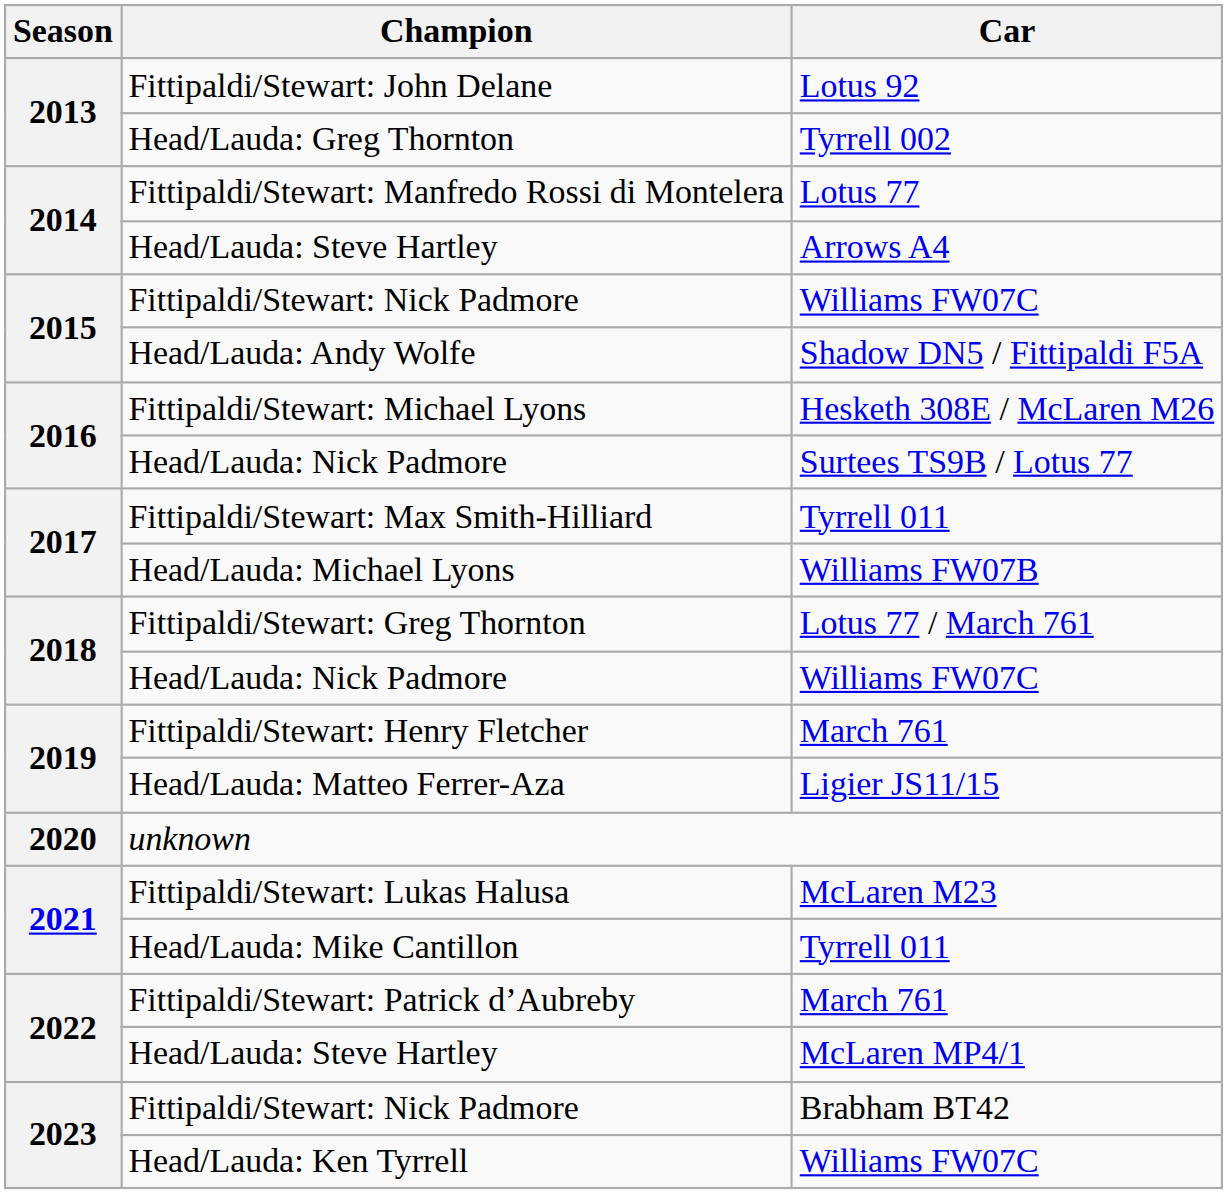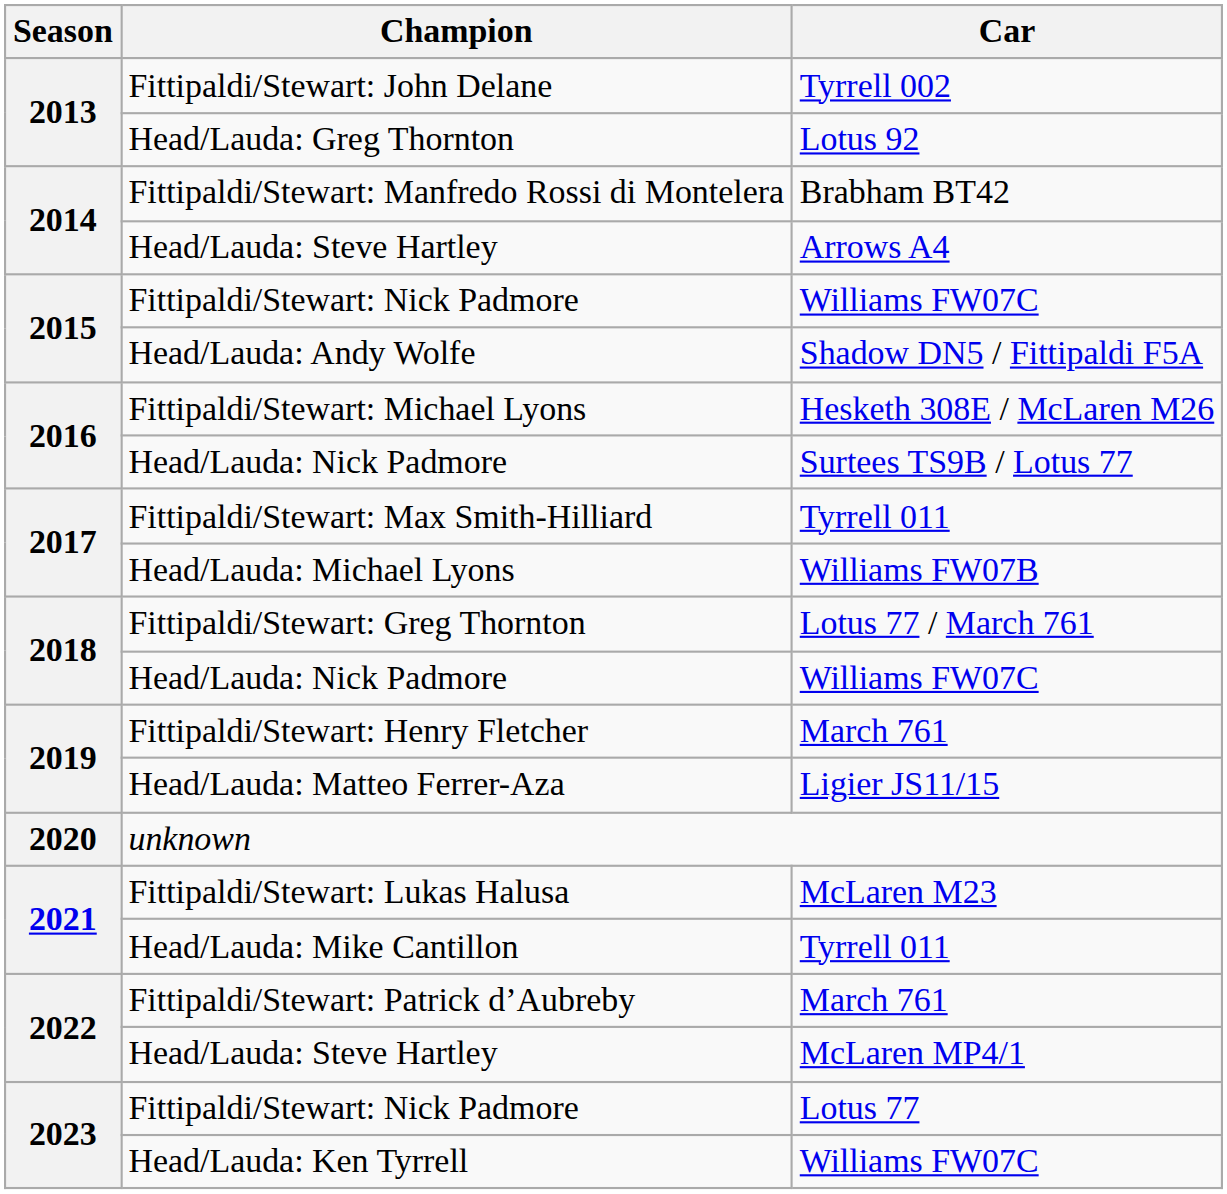(860, 85) Lotus 92 -> (875, 85) Tyrrell 002
(875, 138) Tyrrell 002 -> (860, 138) Lotus 92
(860, 192) Lotus 77 -> (905, 192) Brabham BT42
(905, 1107) Brabham BT42 -> (860, 1107) Lotus 77
